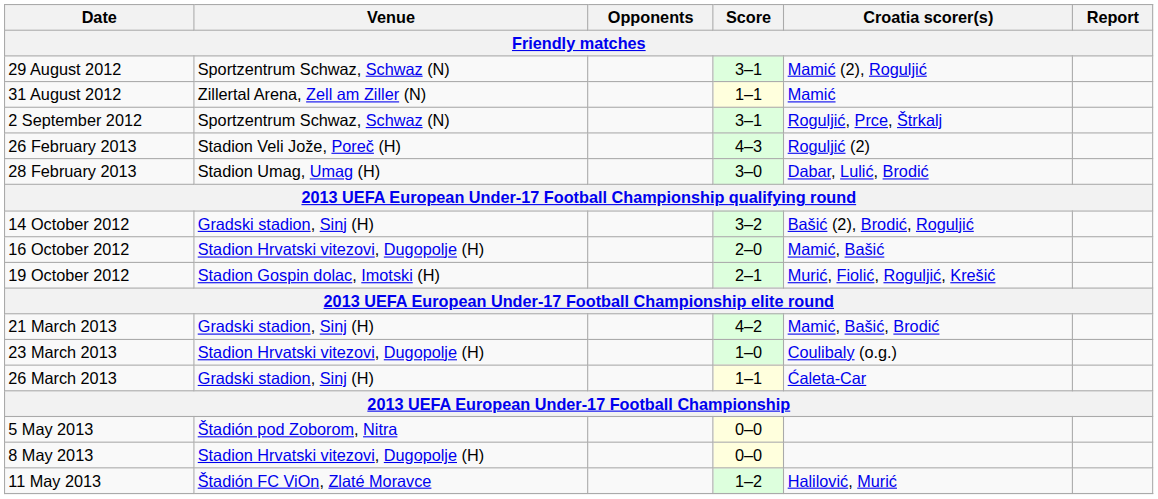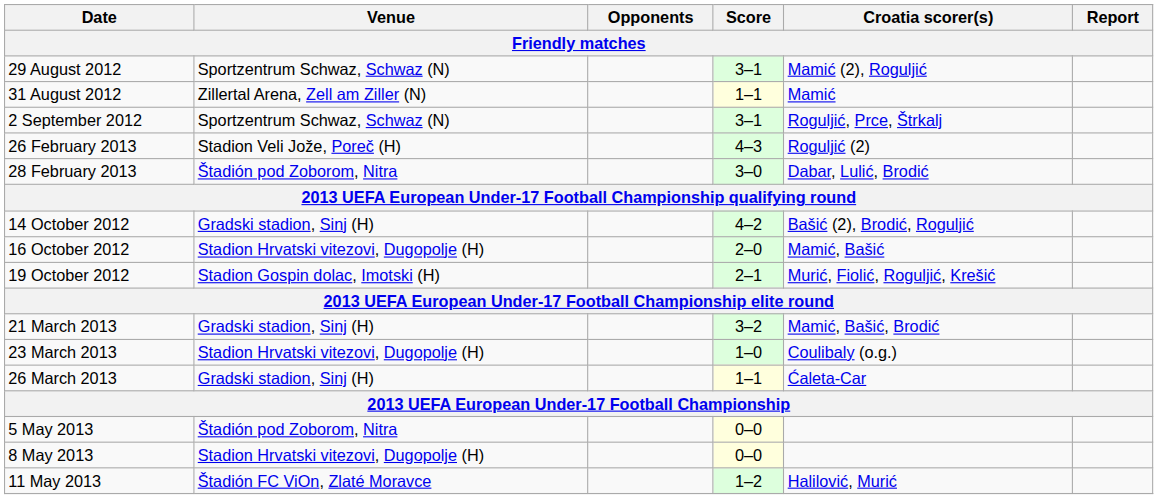(289, 172) Stadion Umag, Umag (H) -> (298, 172) Štadión pod Zoborom, Nitra
(749, 224) 3–2 -> (749, 224) 4–2
(749, 327) 4–2 -> (749, 327) 3–2
